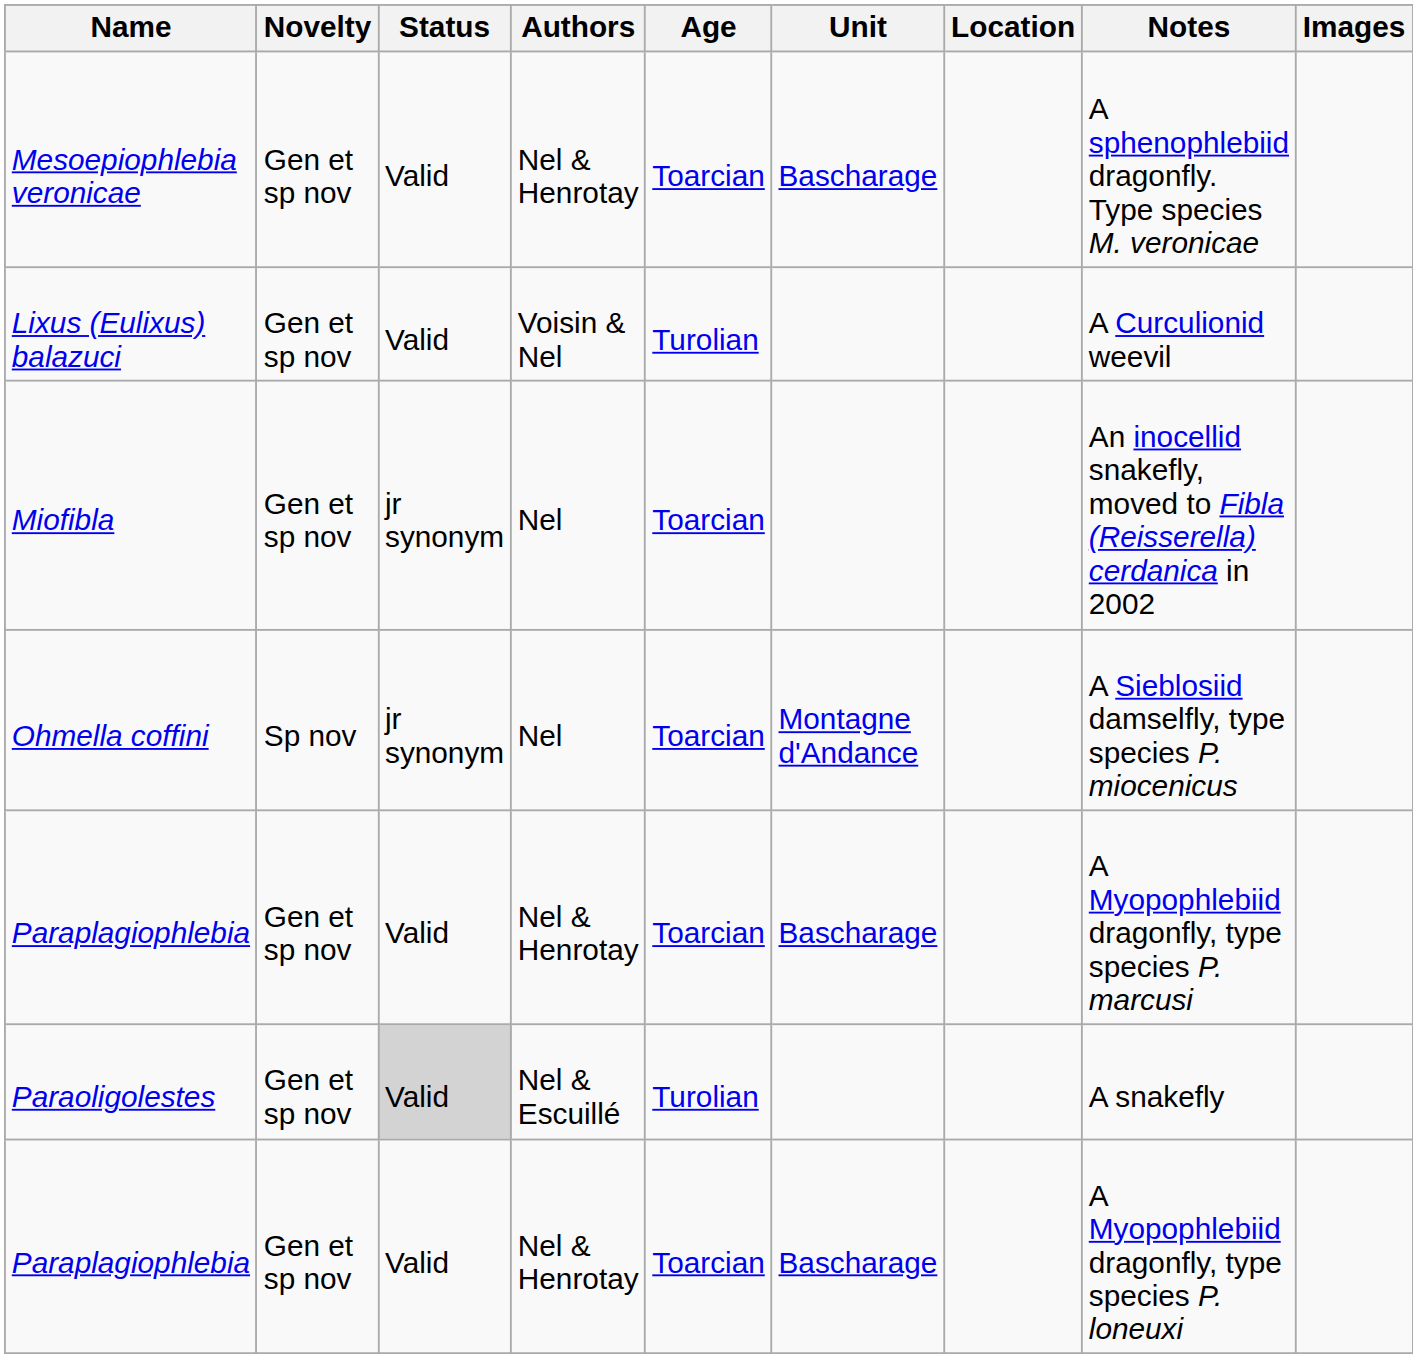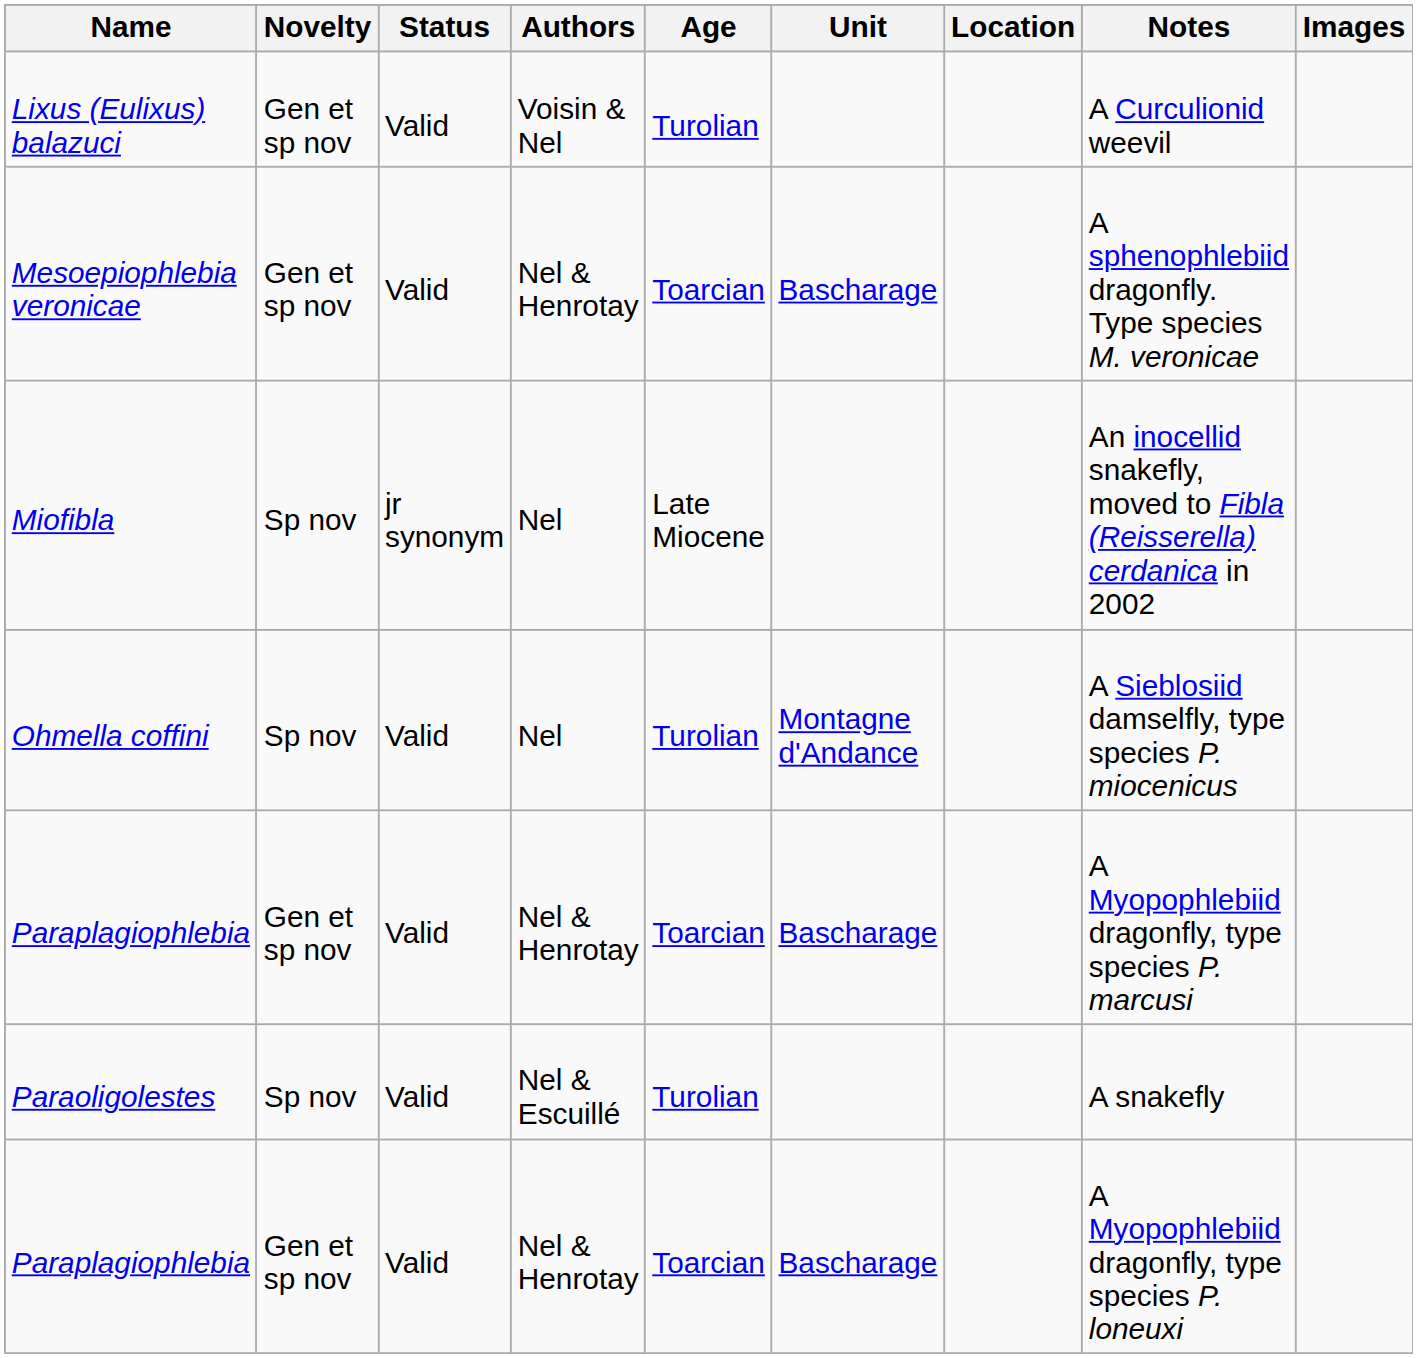rows swapped: (109, 340) <-> (124, 175)
(308, 521) Gen et sp nov -> (310, 521) Sp nov
(709, 521) Toarcian -> (709, 521) Late Miocene
(445, 735) jr synonym -> (417, 735) Valid
(709, 735) Toarcian -> (706, 735) Turolian
(308, 1098) Gen et sp nov -> (310, 1098) Sp nov
(417, 1098) lightgrey background -> (417, 1098) no background
